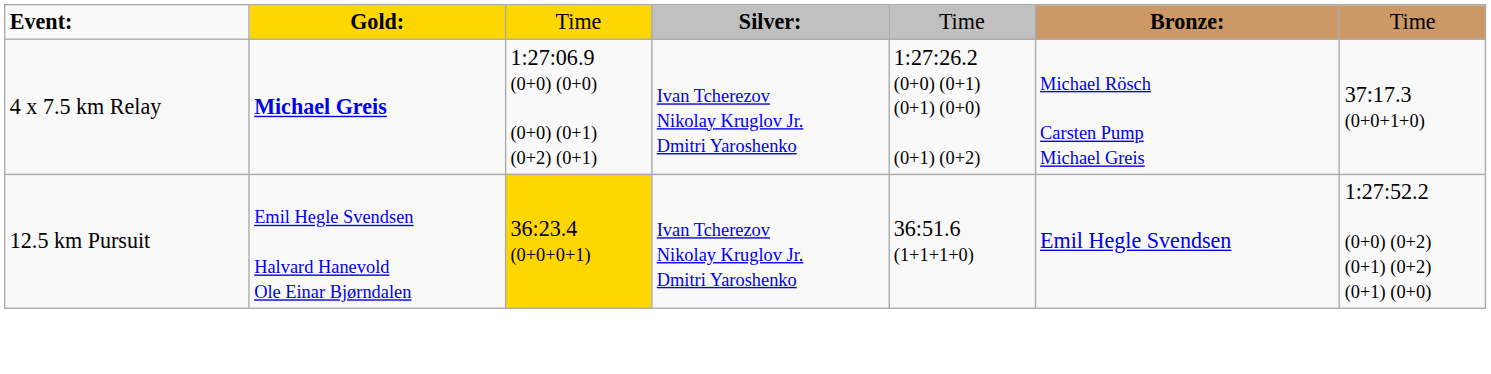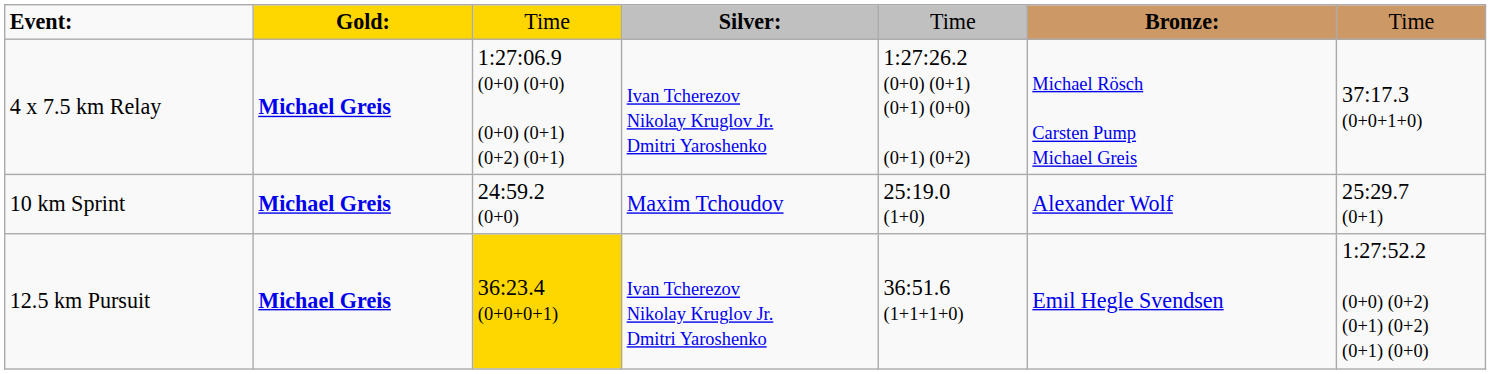+ row: (67, 203)
(334, 254) Emil Hegle Svendsen Halvard Hanevold Ole Einar Bjørndalen -> (325, 300) Michael Greis
